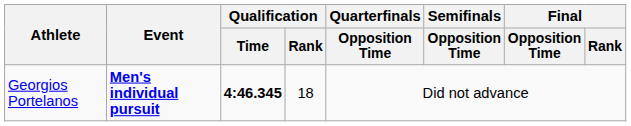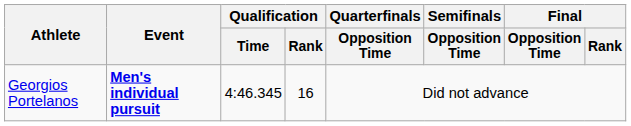(253, 93) bold -> (253, 93) normal
(306, 93) 18 -> (306, 93) 16
